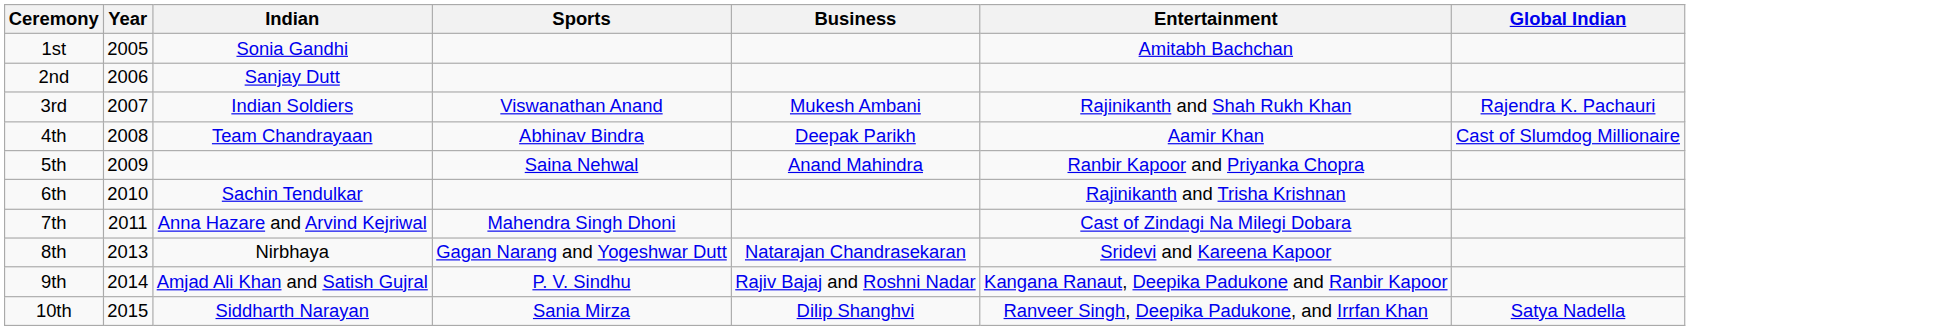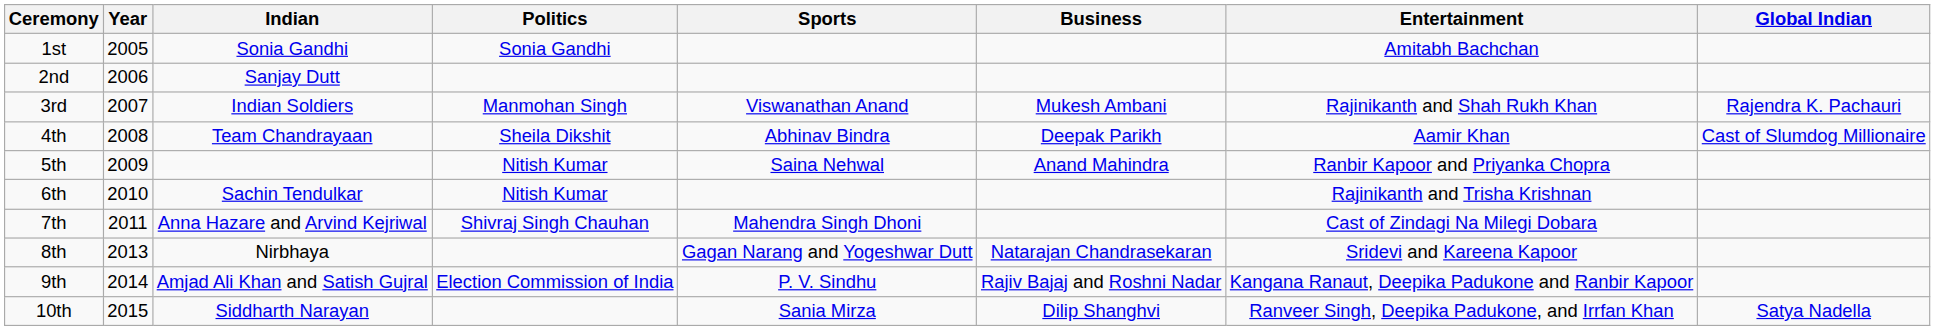+ column: (555, 19)
